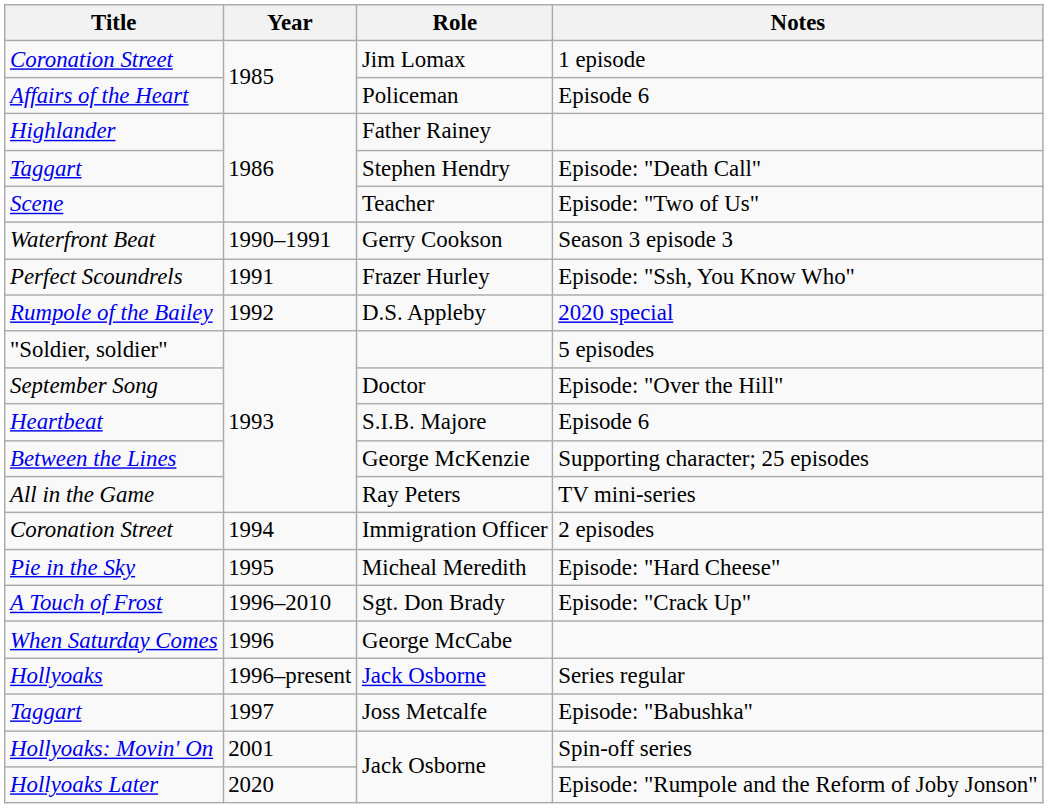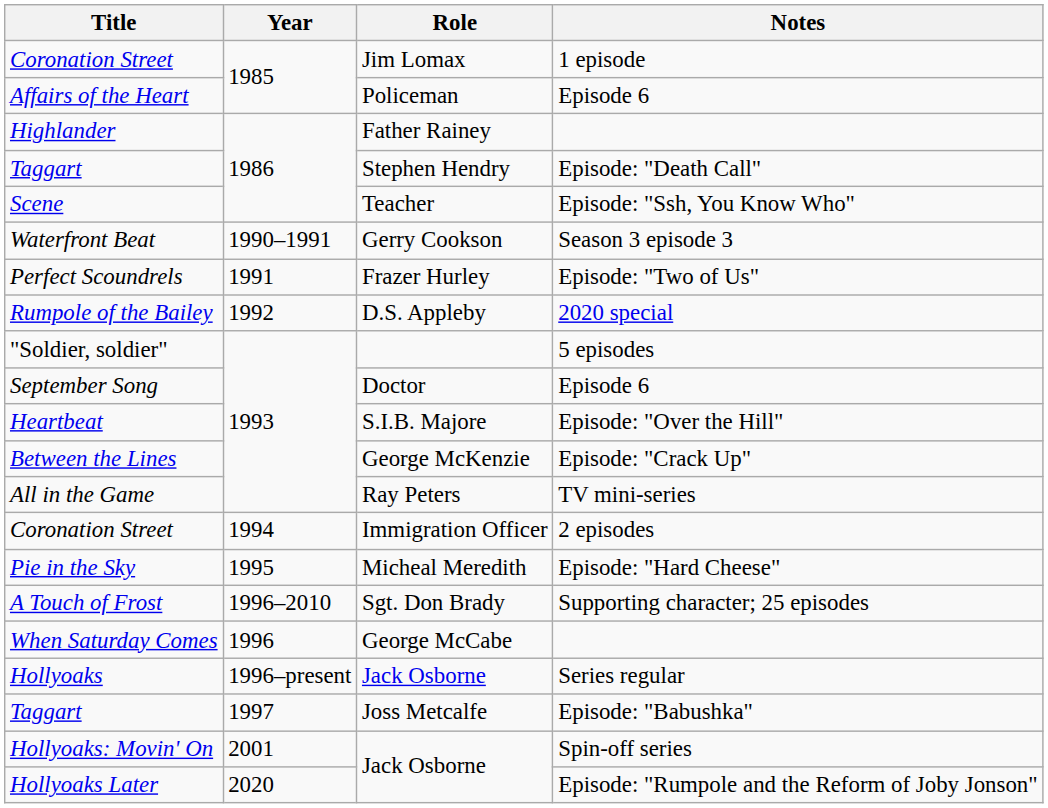(659, 204) Episode: "Two of Us" -> (707, 204) Episode: "Ssh, You Know Who"
(707, 276) Episode: "Ssh, You Know Who" -> (659, 276) Episode: "Two of Us"
(671, 385) Episode: "Over the Hill" -> (604, 385) Episode 6
(604, 421) Episode 6 -> (671, 421) Episode: "Over the Hill"
(714, 458) Supporting character; 25 episodes -> (655, 458) Episode: "Crack Up"
(655, 603) Episode: "Crack Up" -> (714, 603) Supporting character; 25 episodes
